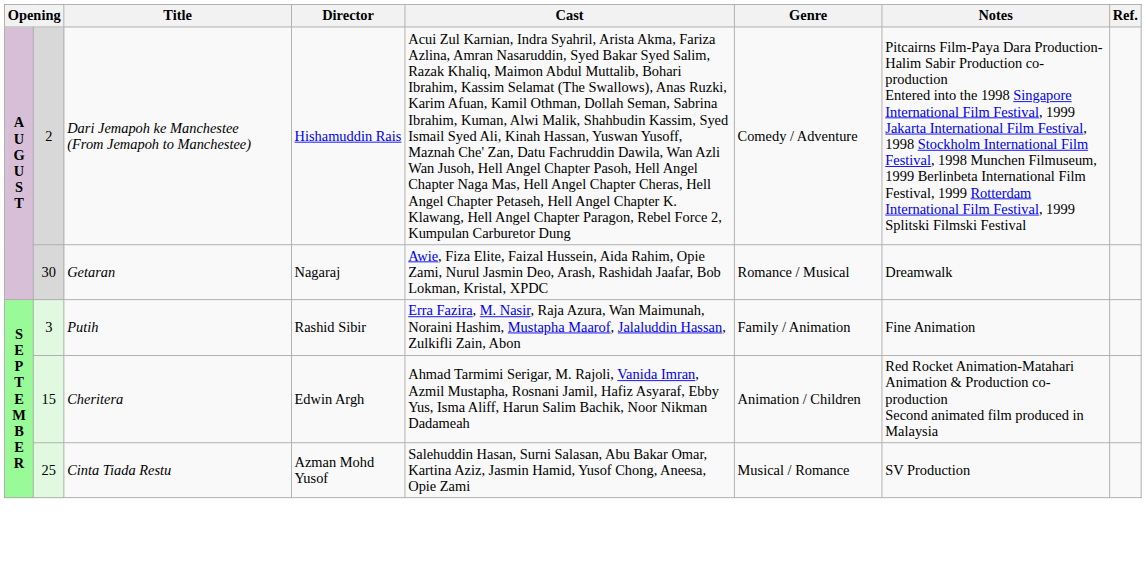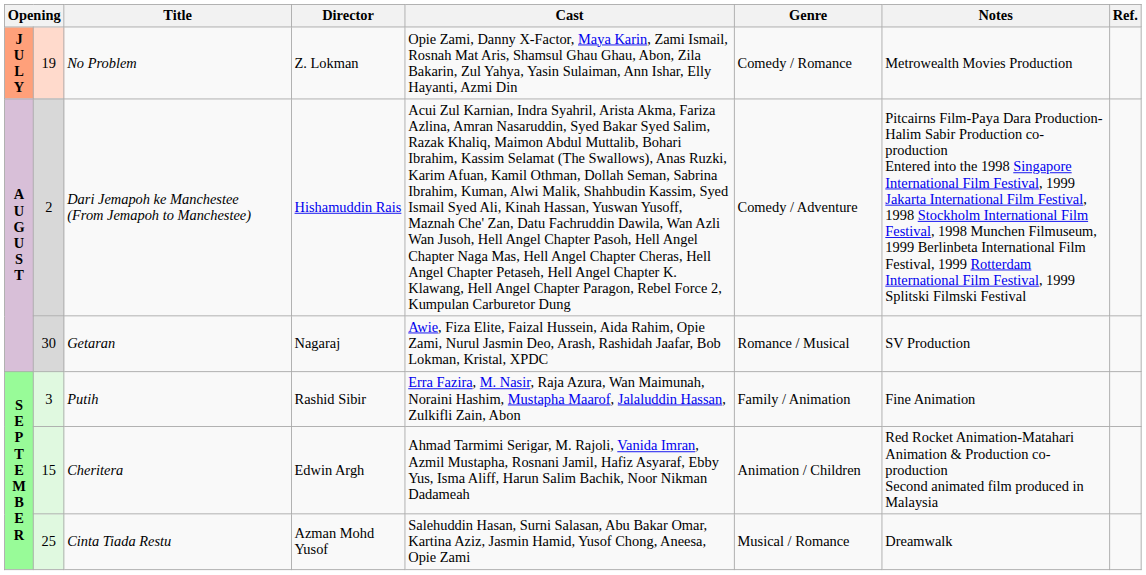+ row: (102, 63)
(919, 272) Dreamwalk -> (928, 343) SV Production
(928, 470) SV Production -> (919, 541) Dreamwalk
